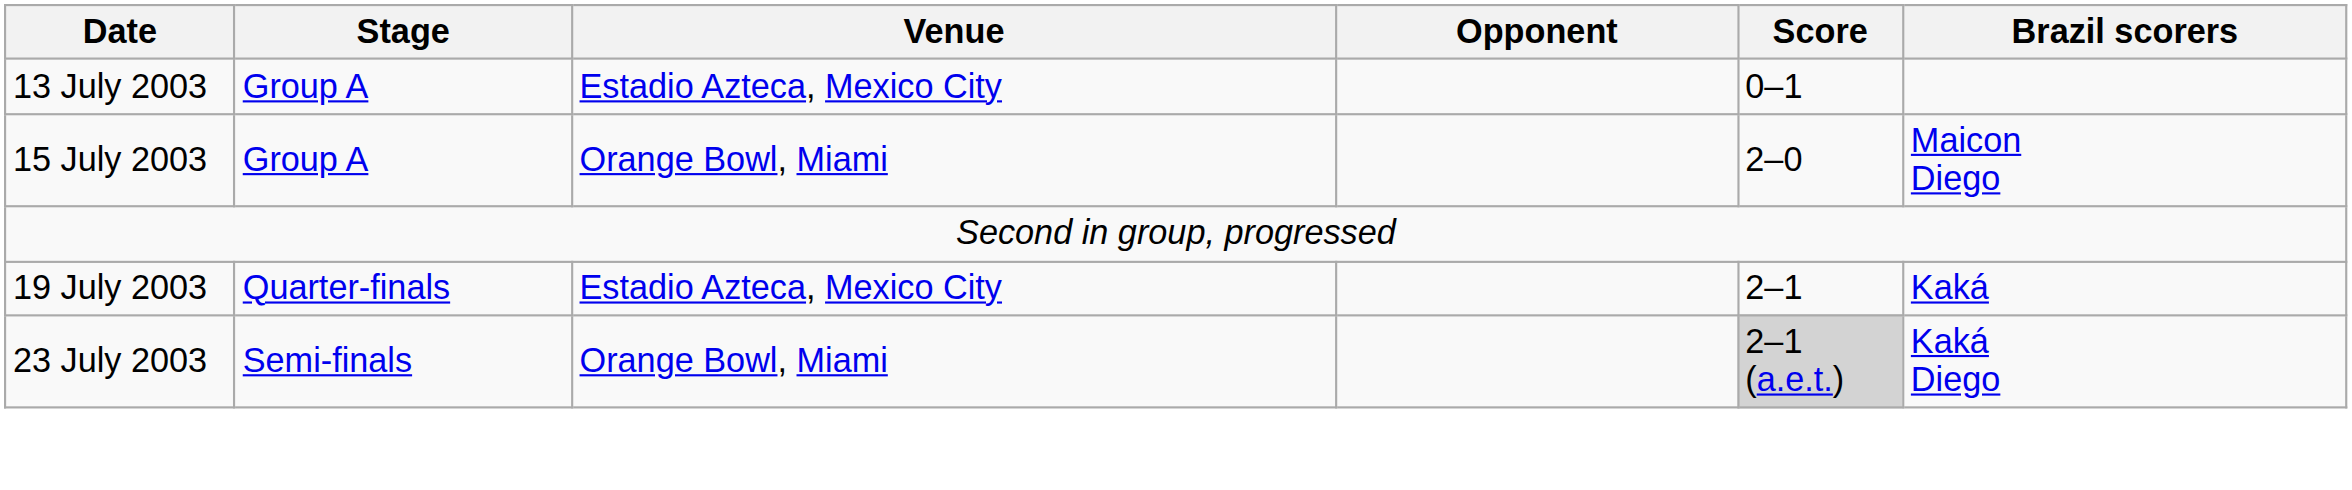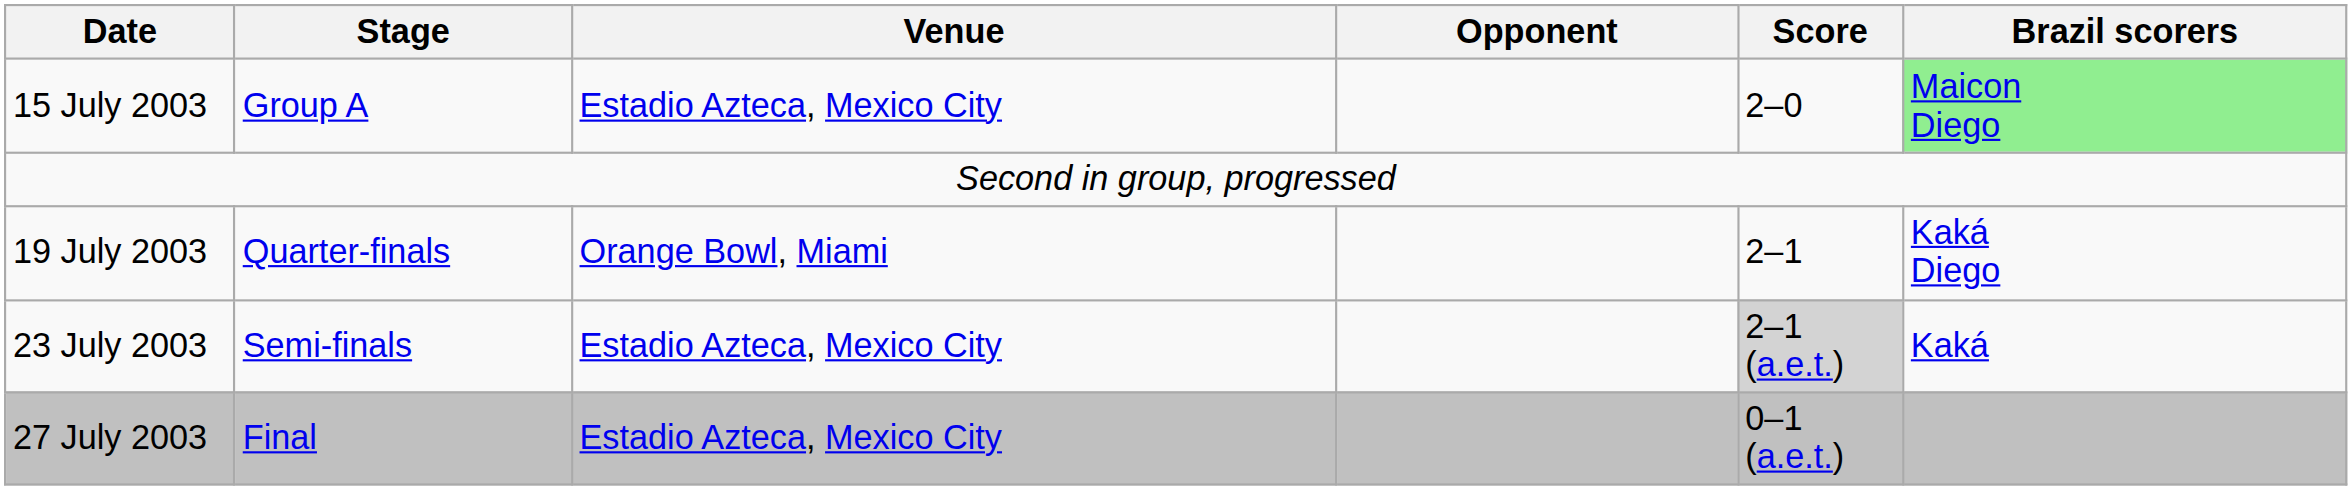- row: (110, 85)
(734, 159) Orange Bowl, Miami -> (791, 105) Estadio Azteca, Mexico City
(1966, 159) no background -> (1966, 105) lightgreen background
(791, 287) Estadio Azteca, Mexico City -> (734, 252) Orange Bowl, Miami
(1950, 287) Kaká -> (1956, 252) Kaká Diego
(734, 360) Orange Bowl, Miami -> (791, 345) Estadio Azteca, Mexico City
(1956, 360) Kaká Diego -> (1950, 345) Kaká
+ row: (110, 437)
